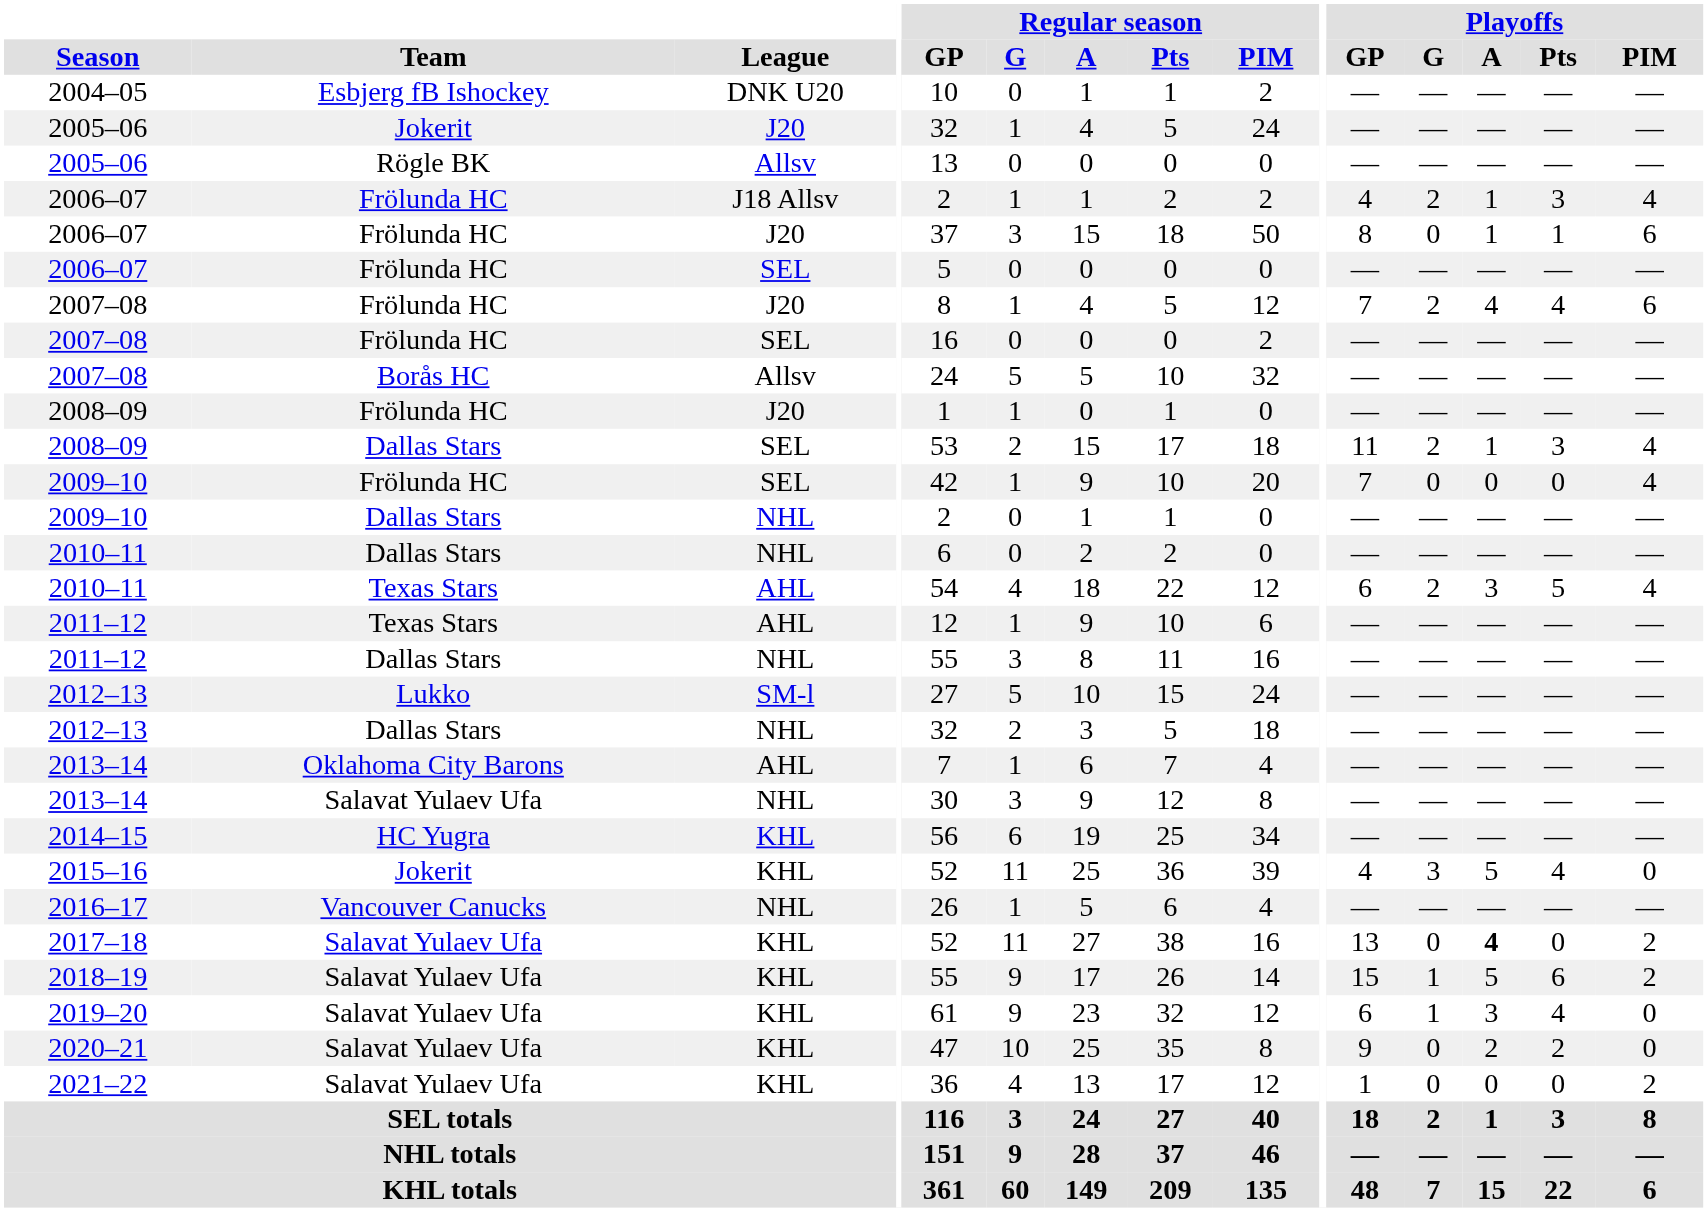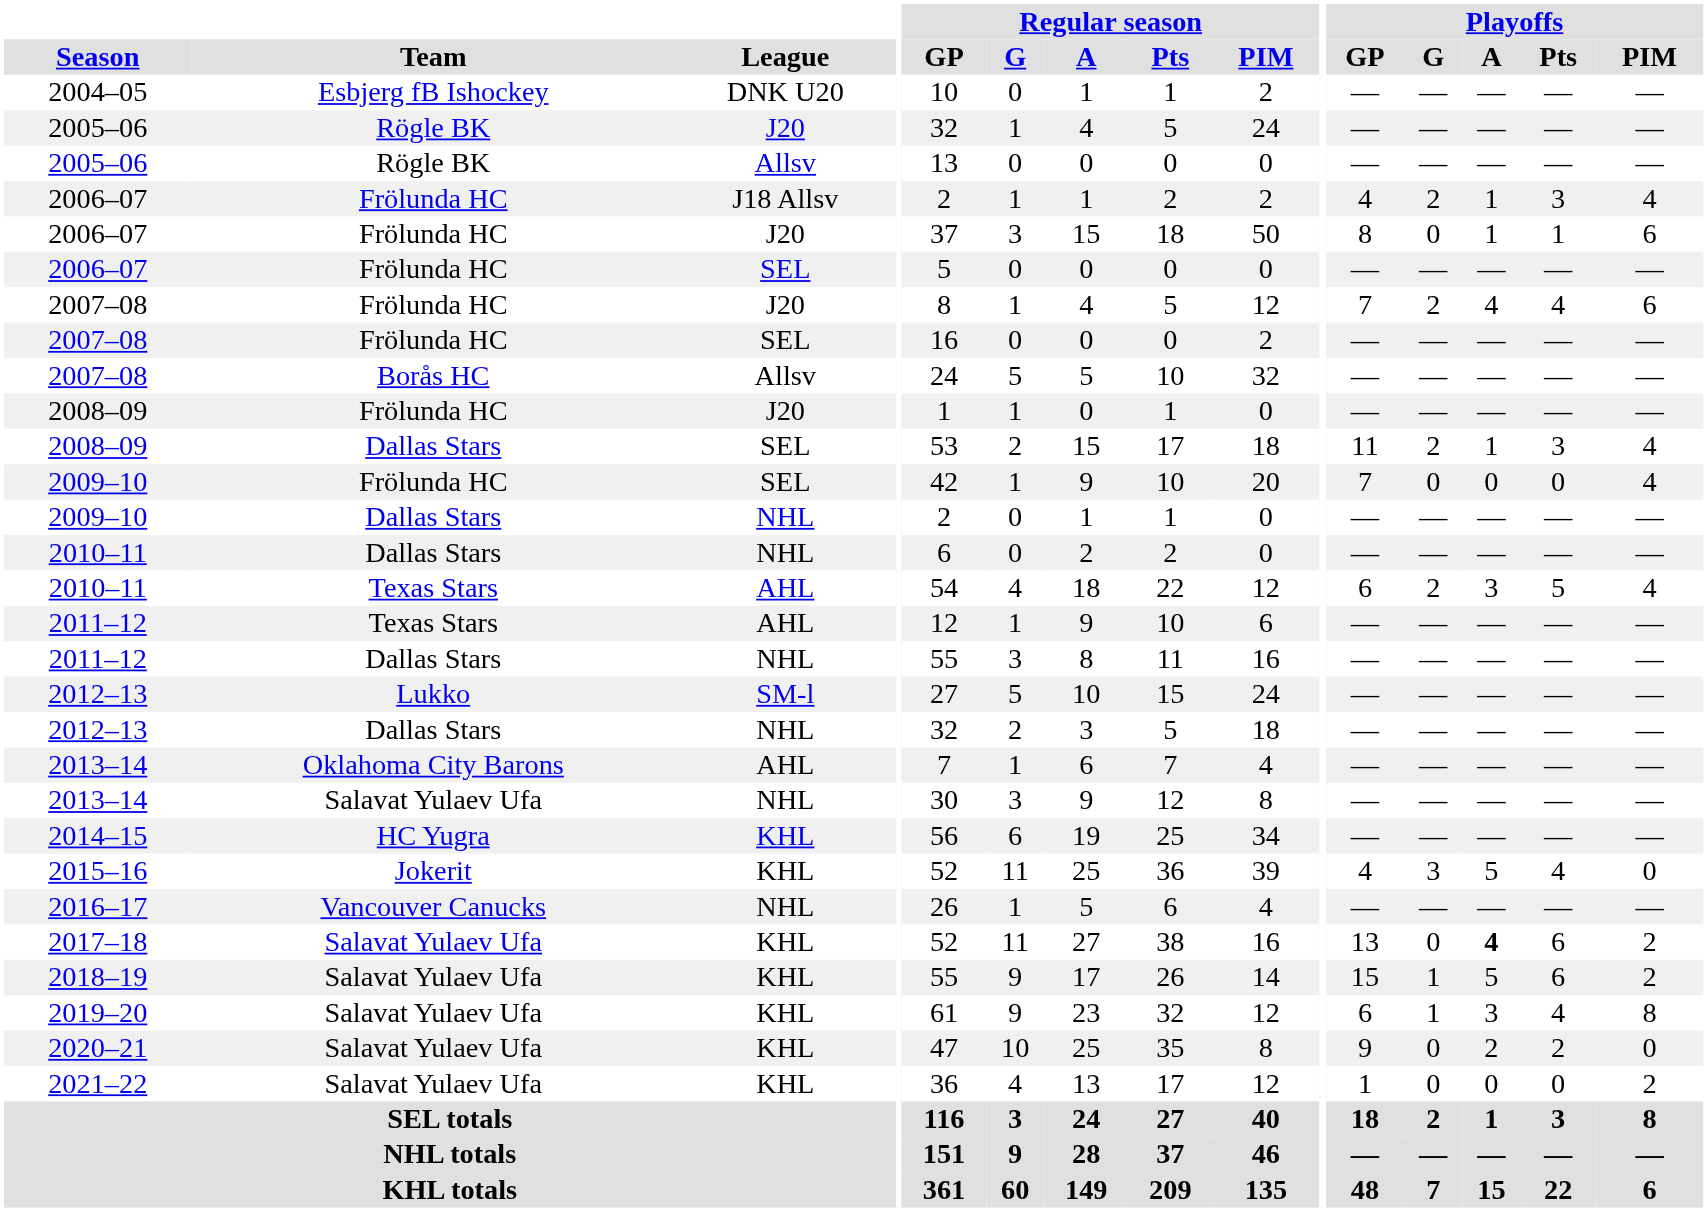(433, 127) Jokerit -> (433, 127) Rögle BK
(1558, 941) 0 -> (1558, 941) 6
(1650, 1012) 0 -> (1650, 1012) 8
